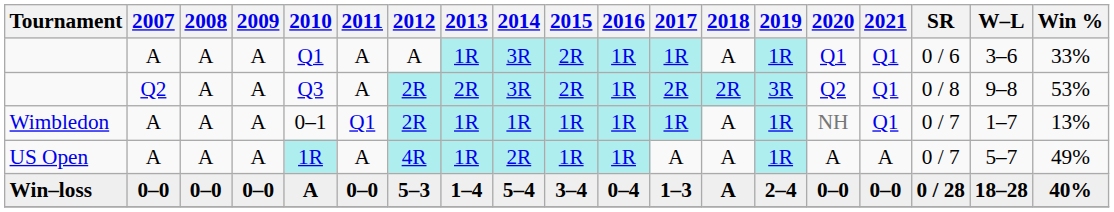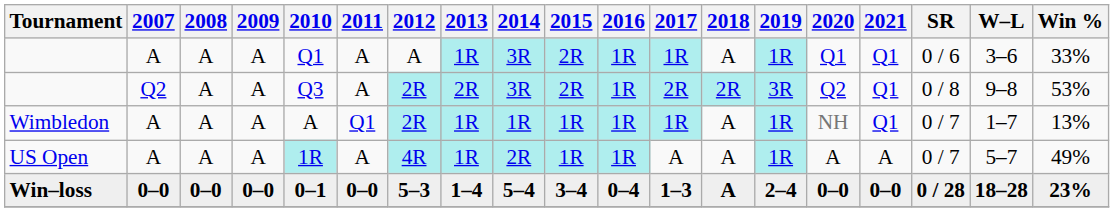(311, 122) 0–1 -> (311, 122) A
(311, 190) A -> (311, 190) 0–1
(1070, 190) 40% -> (1070, 190) 23%
